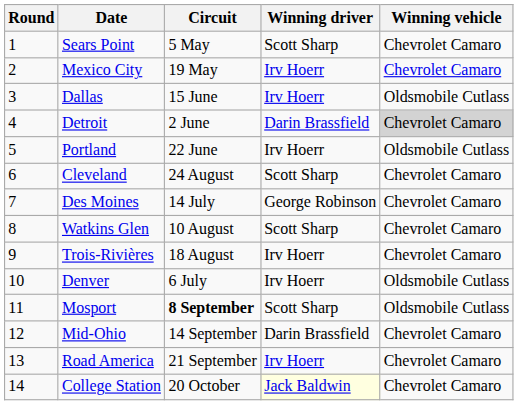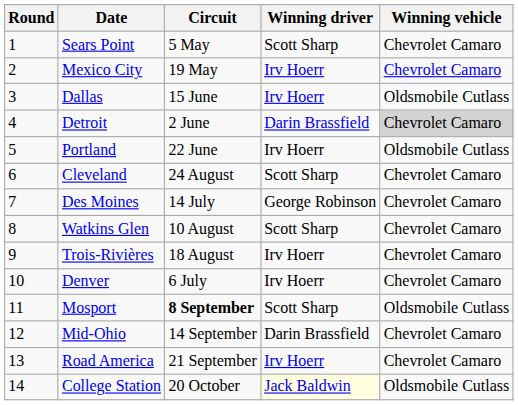(446, 281) Oldsmobile Cutlass -> (442, 281) Chevrolet Camaro
(442, 387) Chevrolet Camaro -> (446, 387) Oldsmobile Cutlass
